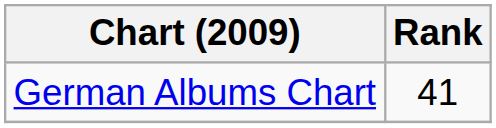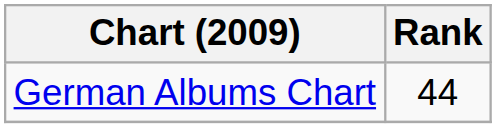(438, 91) 41 -> (438, 91) 44
